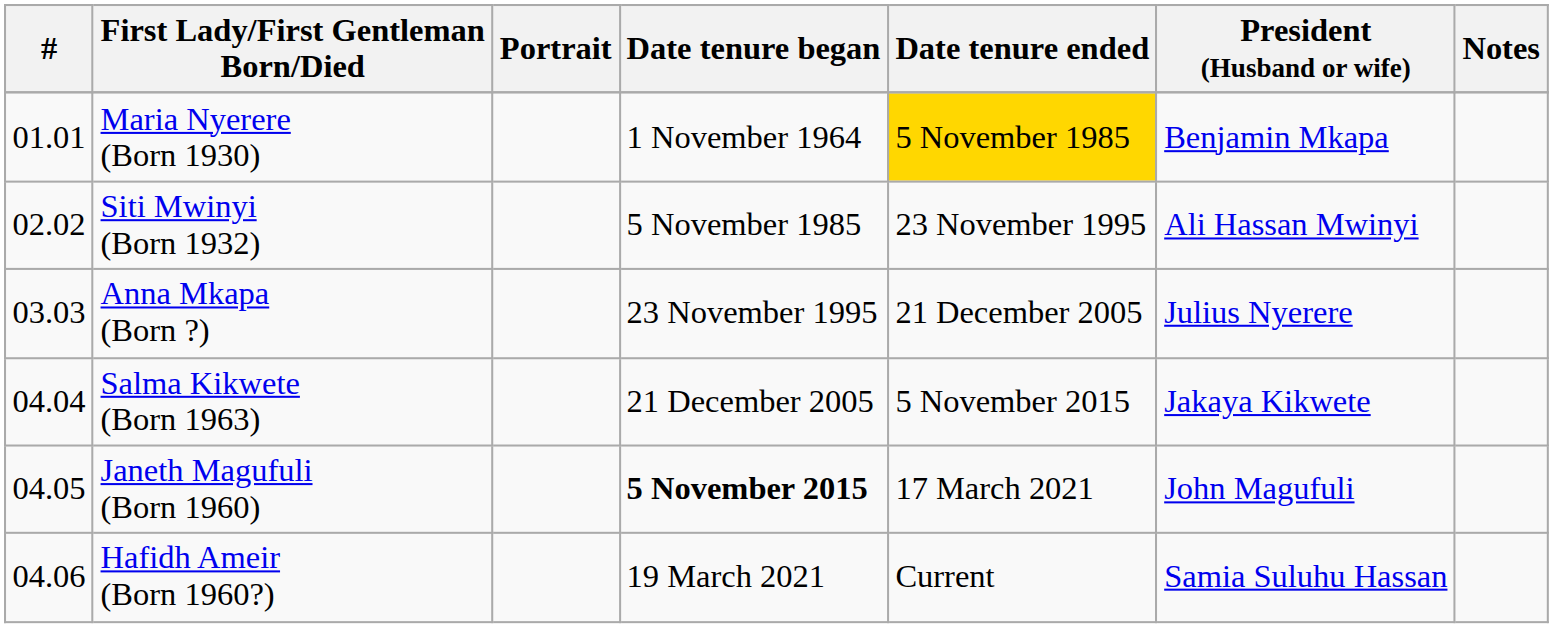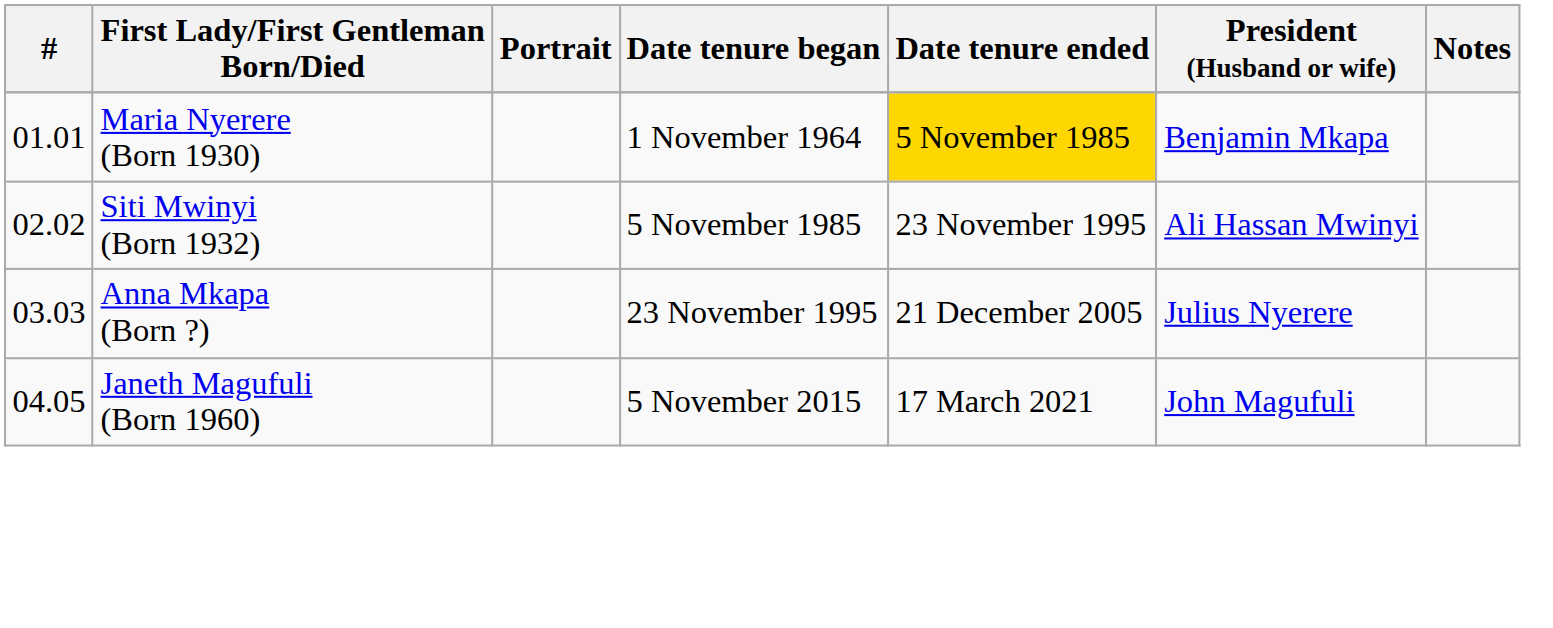- row: (200, 400)
(747, 488) bold -> (744, 400) normal
- row: (190, 576)
